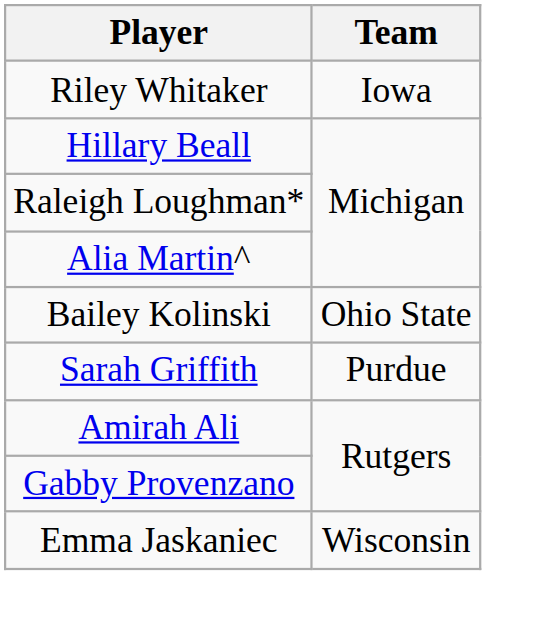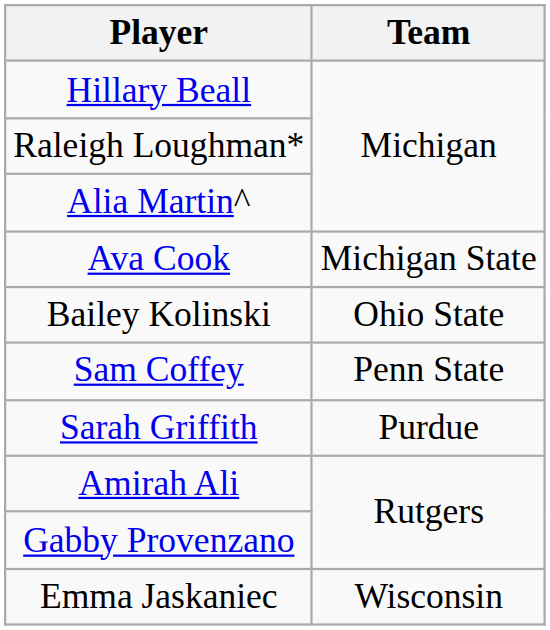- row: (159, 88)
+ row: (159, 257)
+ row: (159, 370)
